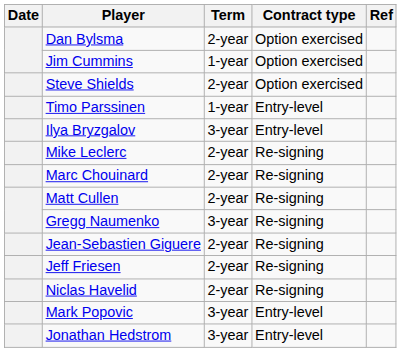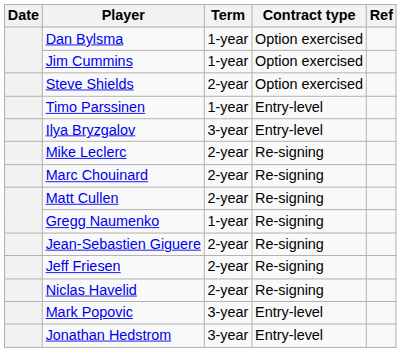(228, 38) 2-year -> (228, 38) 1-year
(228, 221) 3-year -> (228, 221) 1-year
